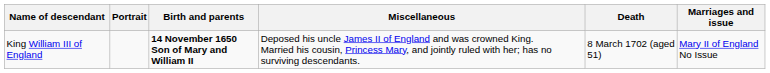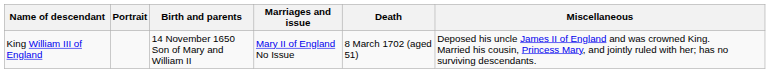columns swapped: (721, 17) <-> (422, 17)
(194, 49) bold -> (193, 49) normal
